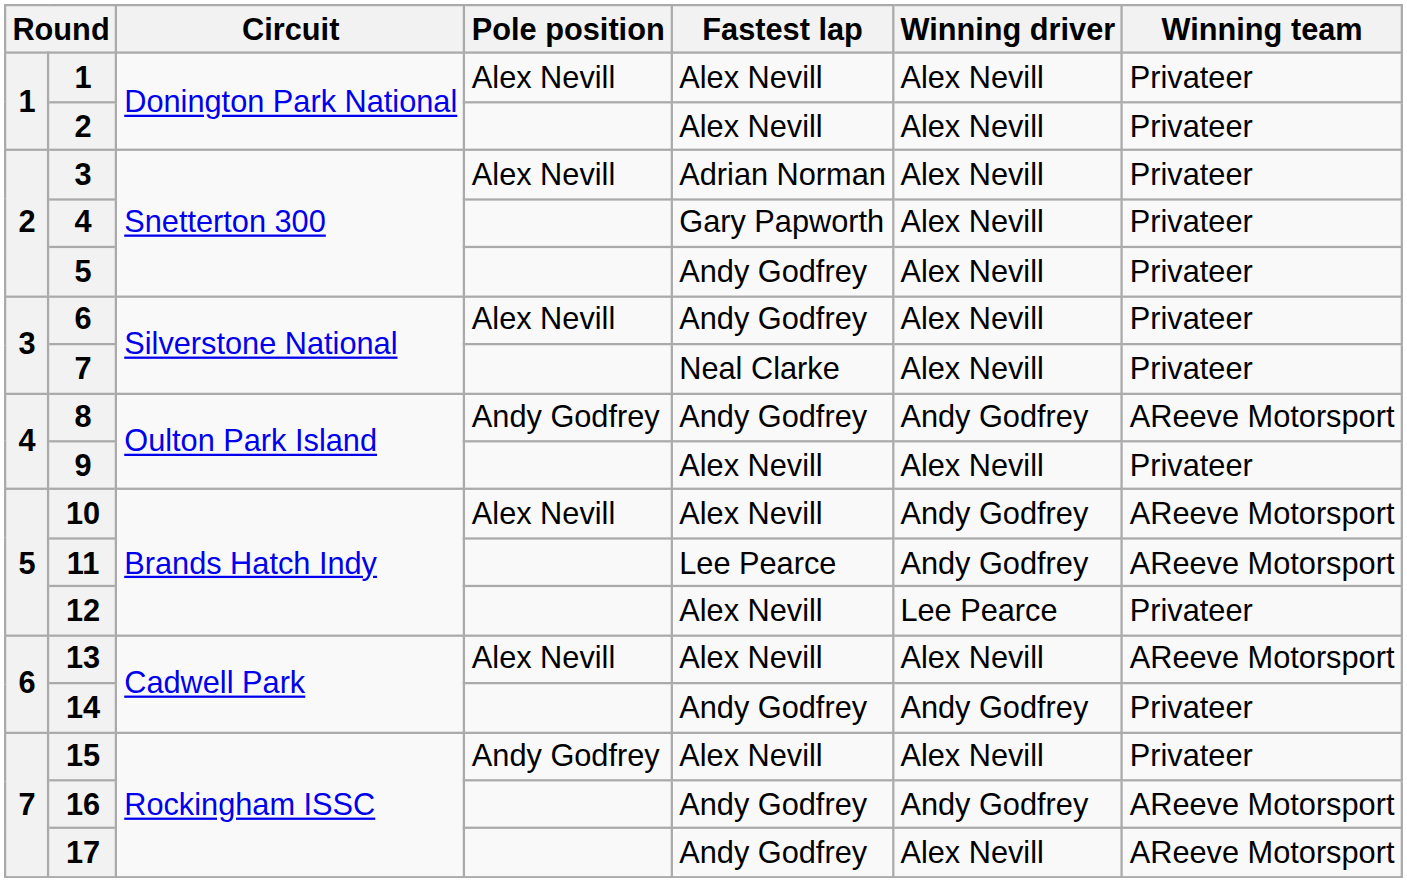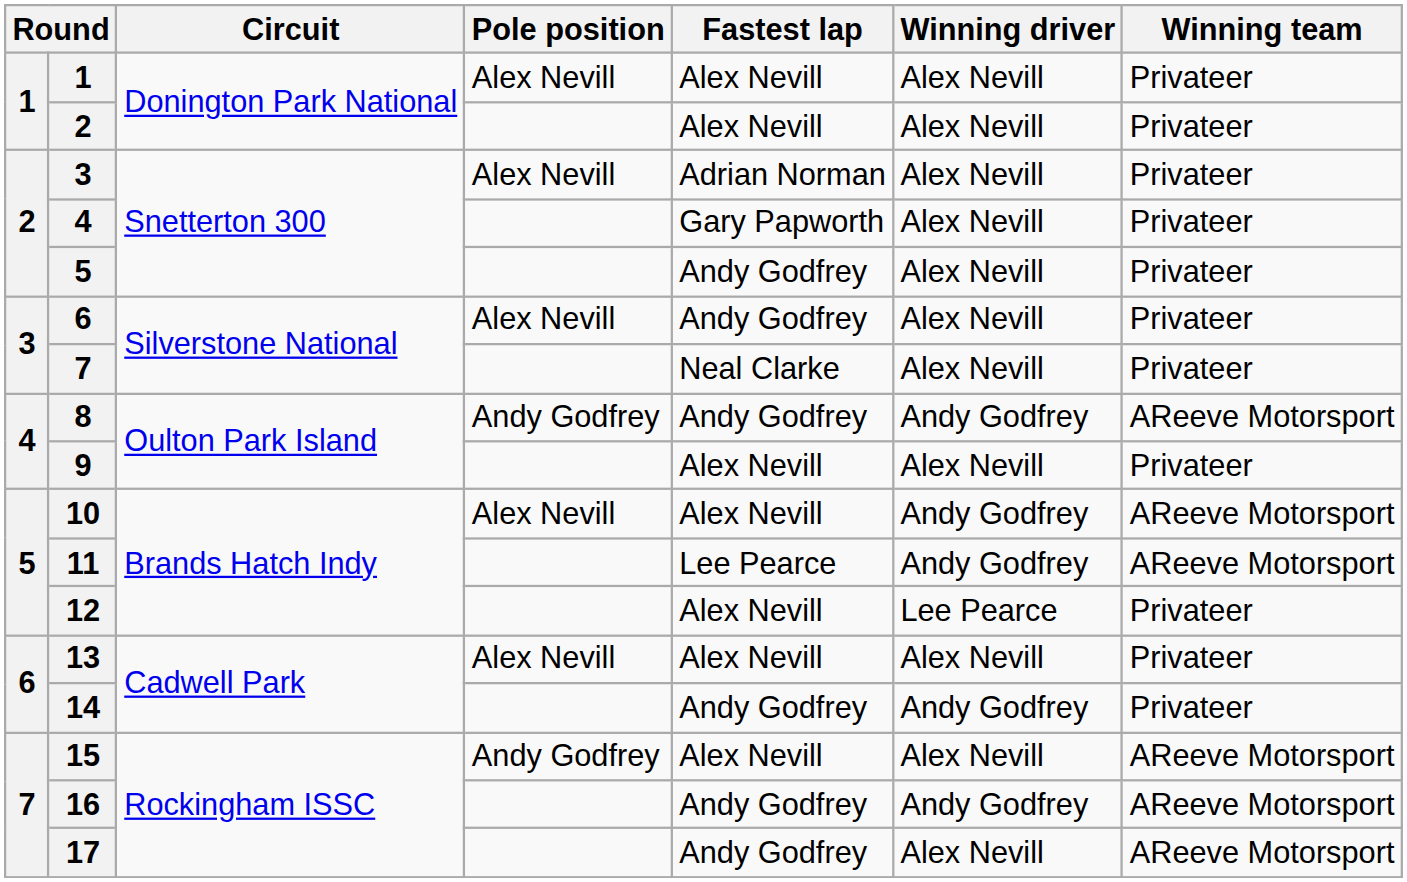(1262, 659) AReeve Motorsport -> (1191, 659) Privateer
(1191, 756) Privateer -> (1262, 756) AReeve Motorsport
